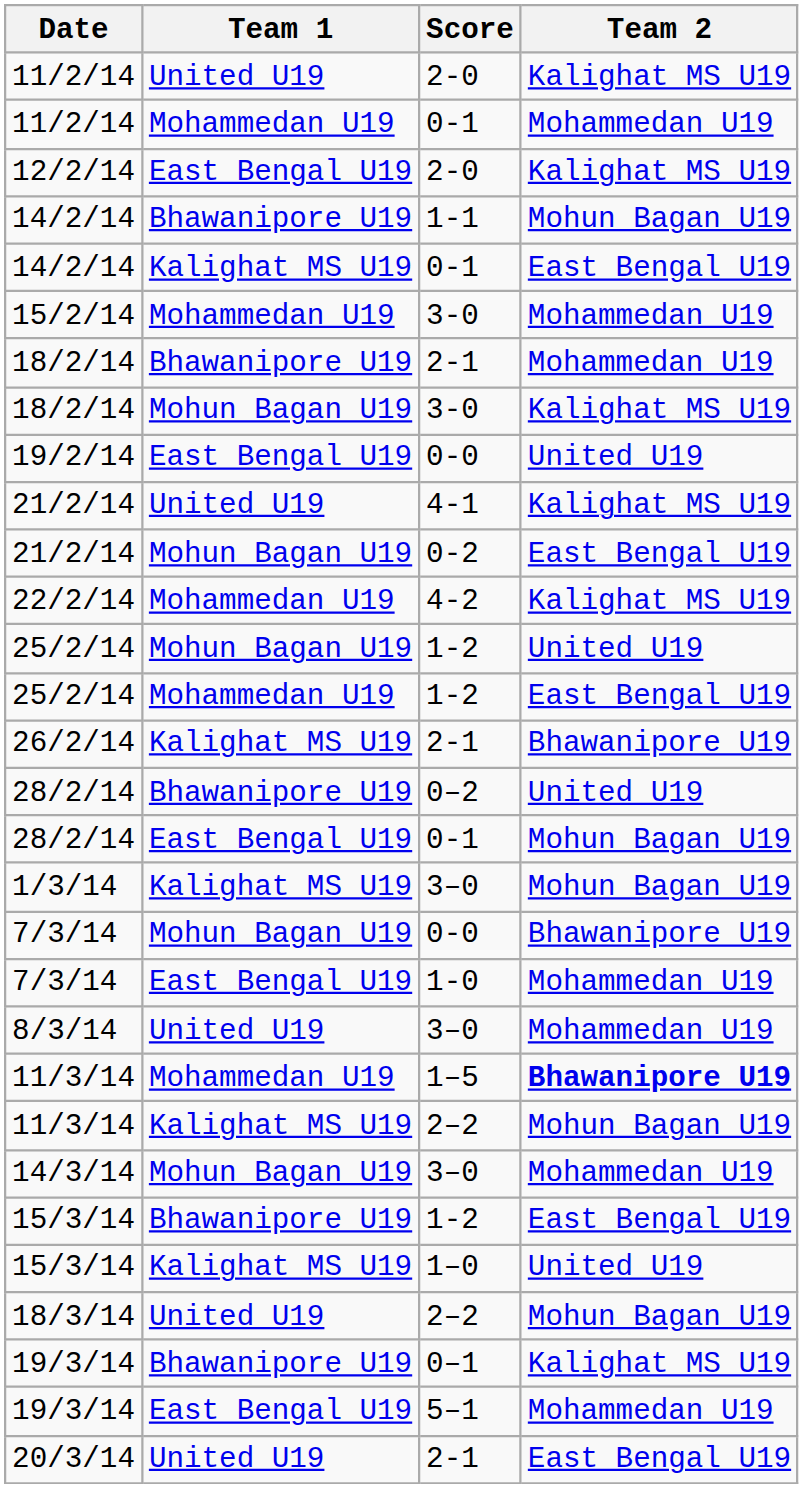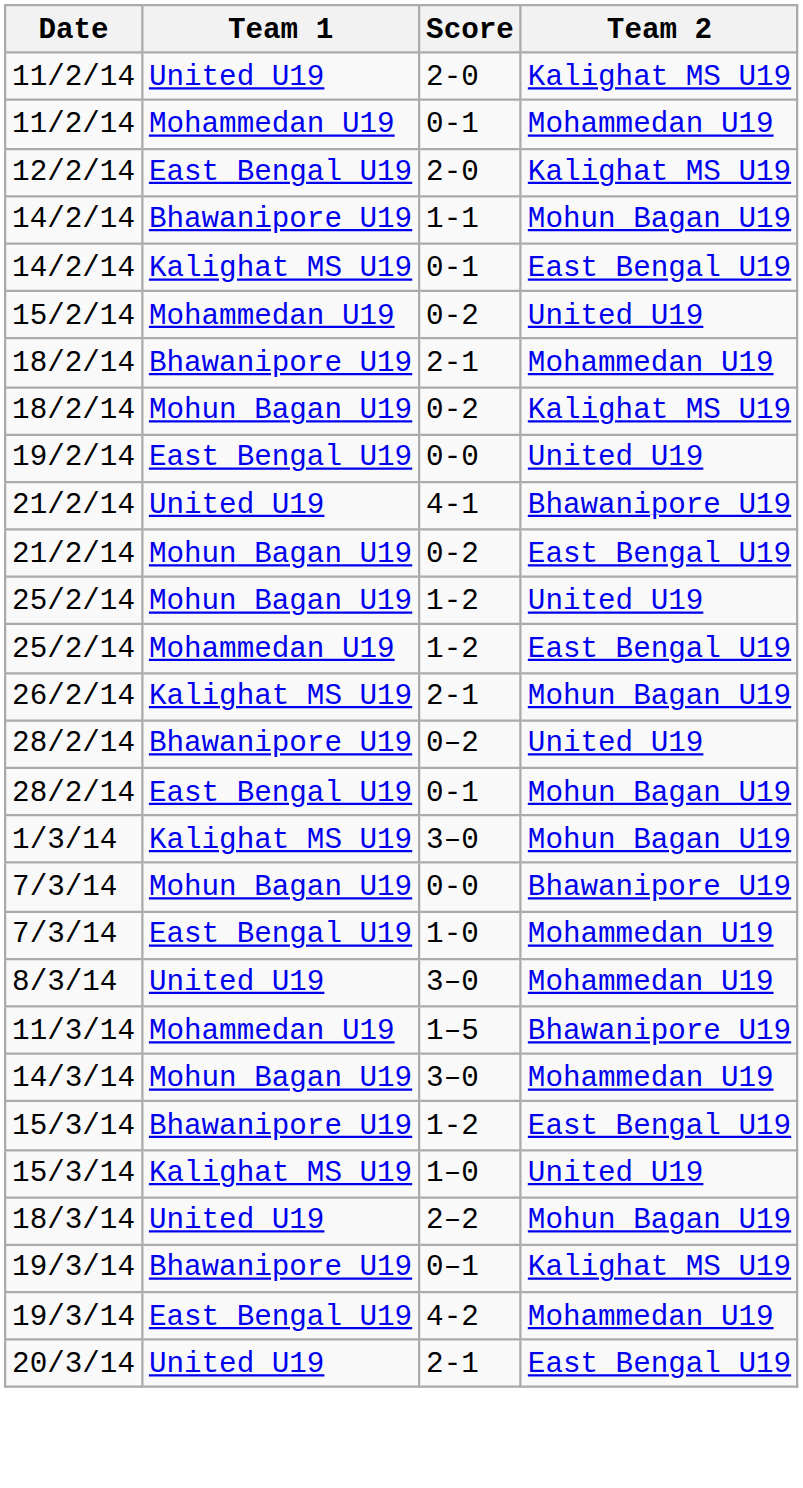(452, 315) 3-0 -> (452, 315) 0-2
(651, 315) Mohammedan U19 -> (616, 315) United U19
(452, 410) 3-0 -> (452, 410) 0-2
(659, 506) Kalighat MS U19 -> (659, 506) Bhawanipore U19
- row: (74, 601)
(659, 744) Bhawanipore U19 -> (659, 696) Mohun Bagan U19
(659, 1078) bold -> (659, 1030) normal
- row: (74, 1125)
(452, 1411) 5–1 -> (452, 1316) 4-2
